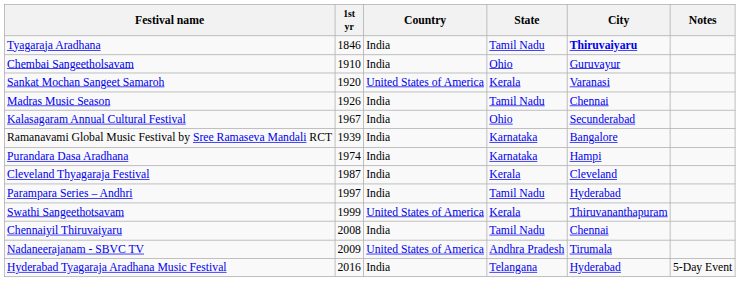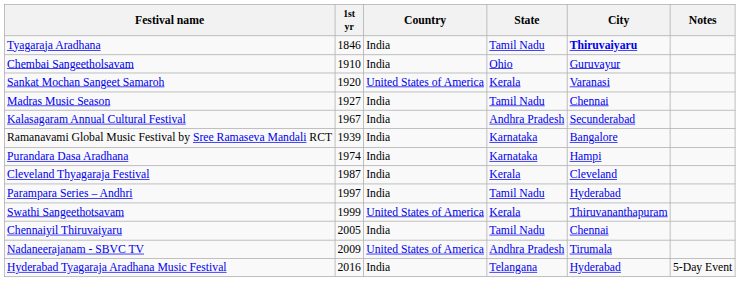(349, 100) 1926 -> (349, 100) 1927
(501, 119) Ohio -> (527, 119) Andhra Pradesh
(349, 230) 2008 -> (349, 230) 2005
